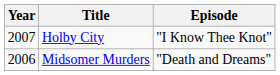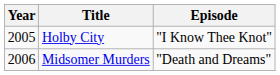(22, 37) 2007 -> (22, 37) 2005
